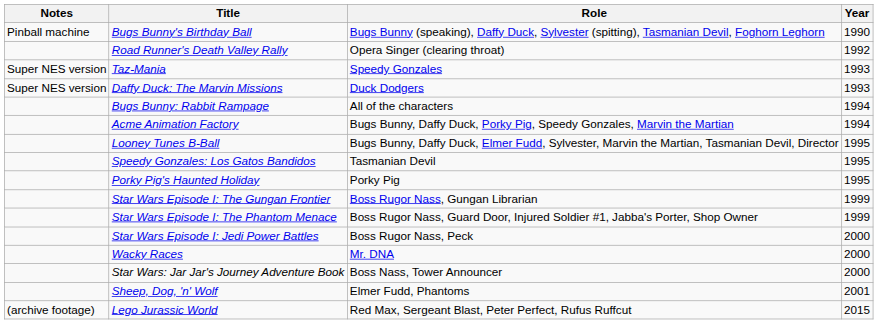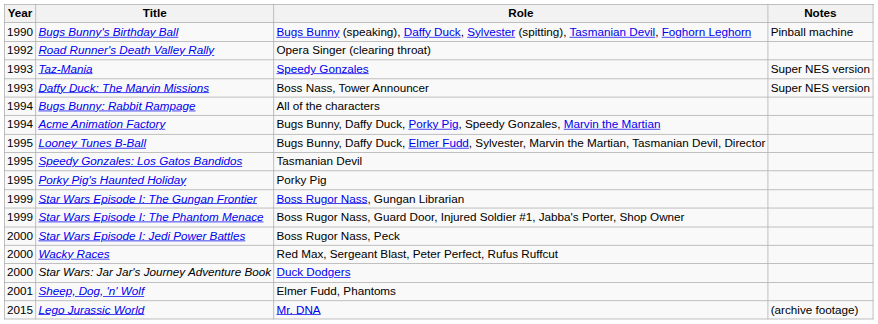columns swapped: (857, 13) <-> (57, 13)
(387, 87) Duck Dodgers -> (353, 87) Boss Nass, Tower Announcer
(372, 254) Mr. DNA -> (417, 254) Red Max, Sergeant Blast, Peter Perfect, Rufus Ruffcut
(426, 273) Boss Nass, Tower Announcer -> (313, 273) Duck Dodgers
(491, 310) Red Max, Sergeant Blast, Peter Perfect, Rufus Ruffcut -> (299, 310) Mr. DNA
